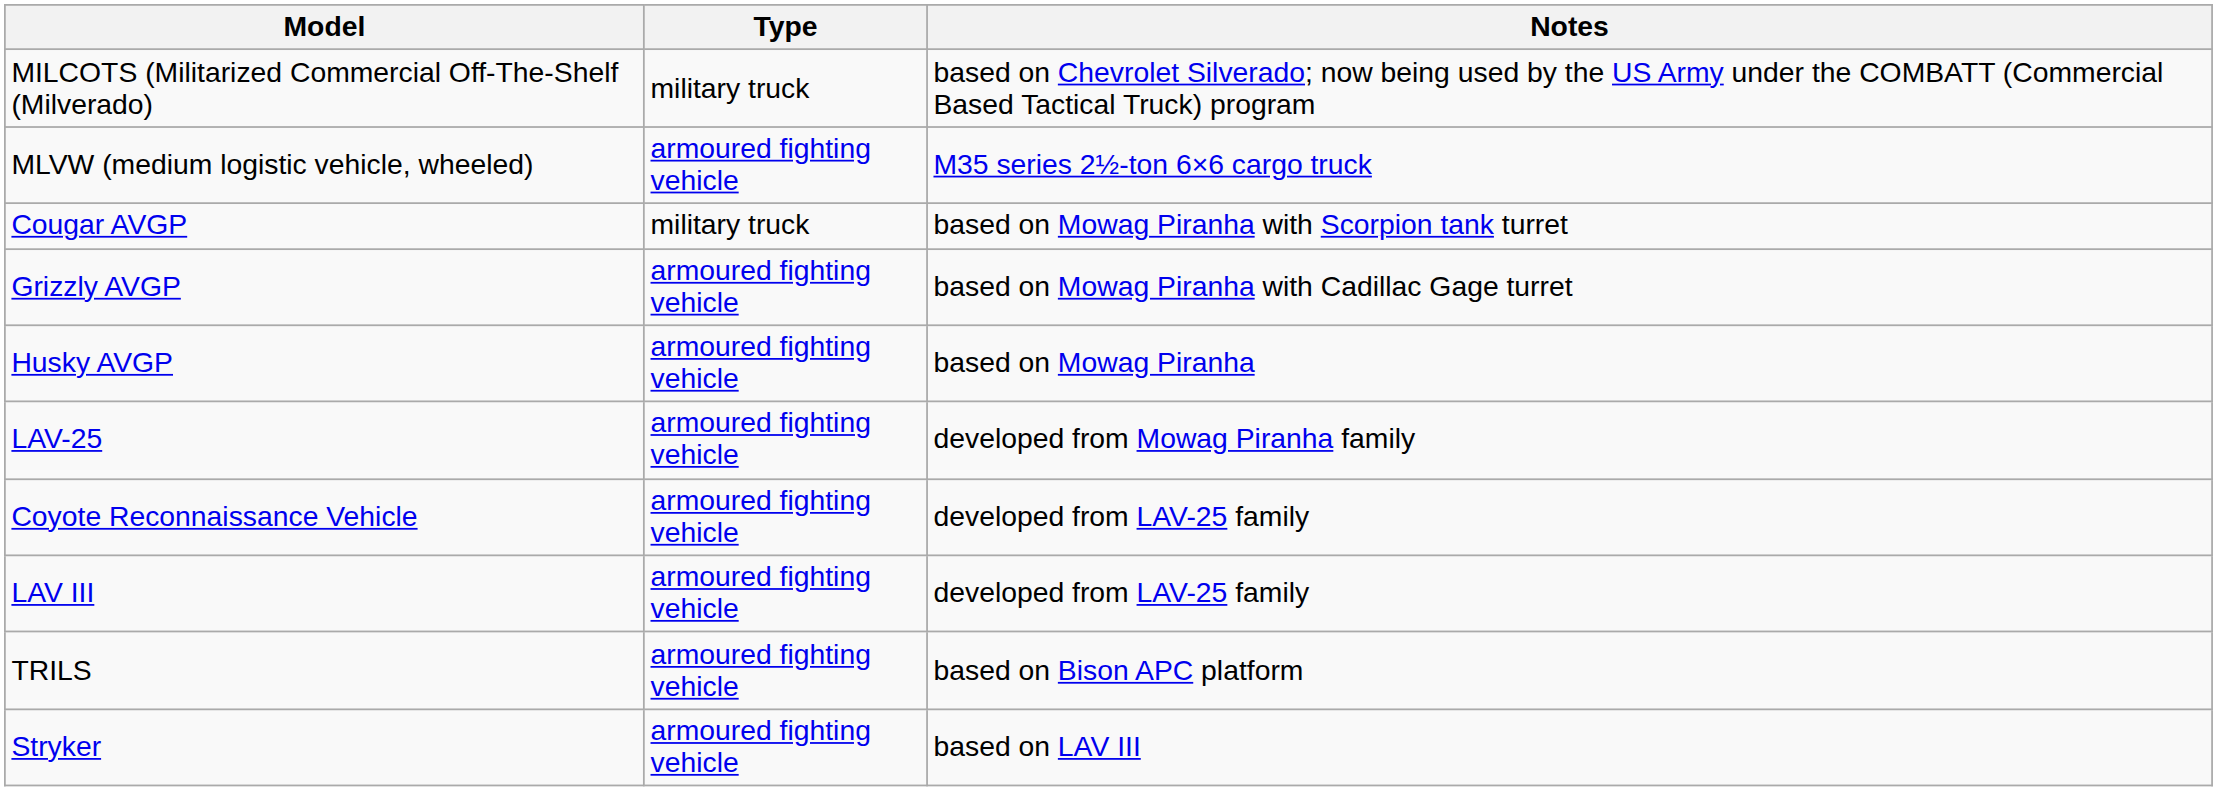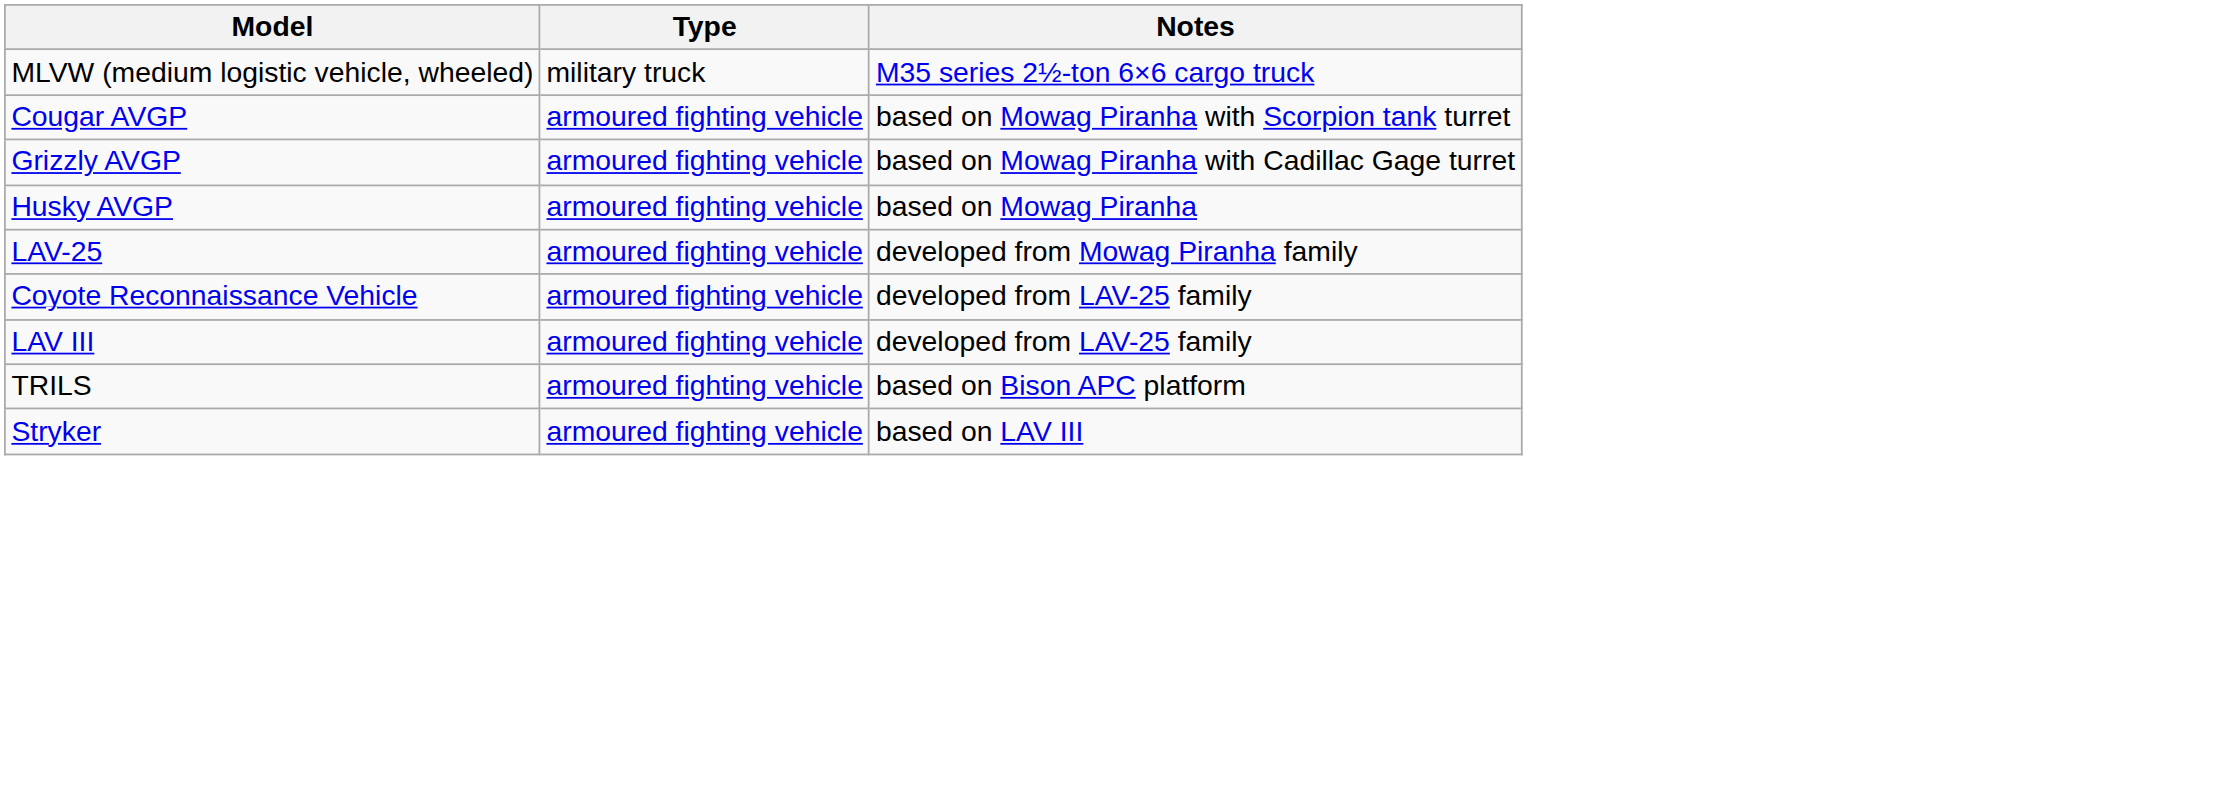- row: (315, 87)
(761, 164) armoured fighting vehicle -> (626, 71) military truck
(730, 225) military truck -> (705, 116) armoured fighting vehicle
